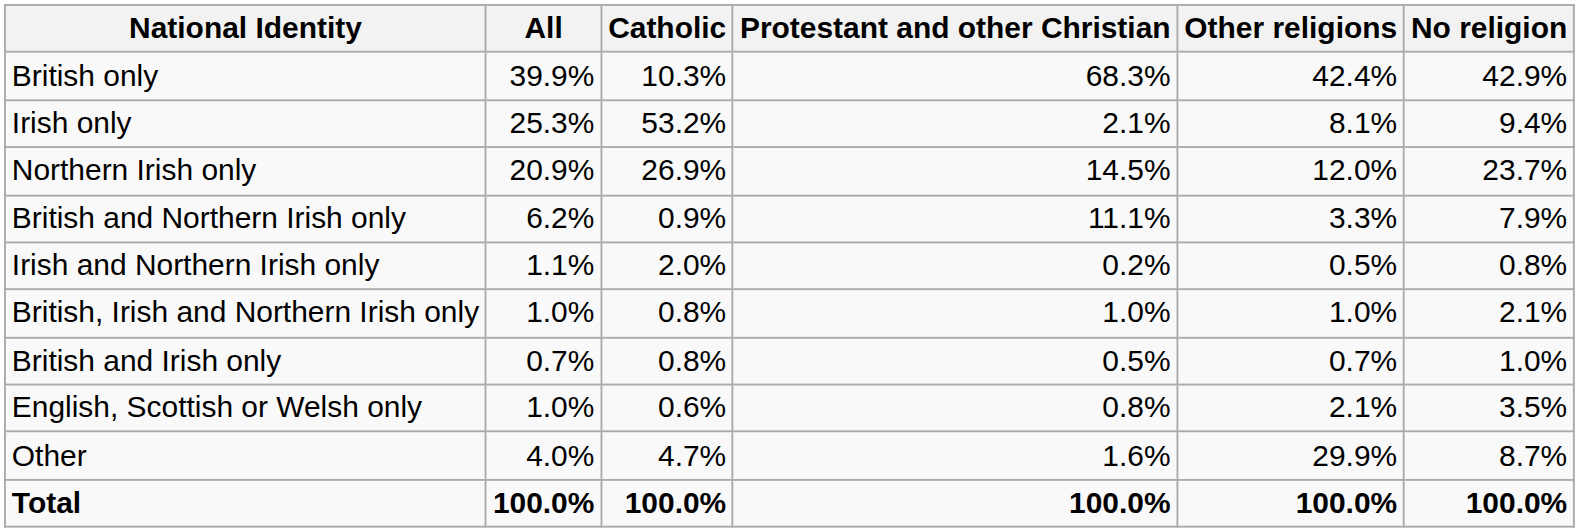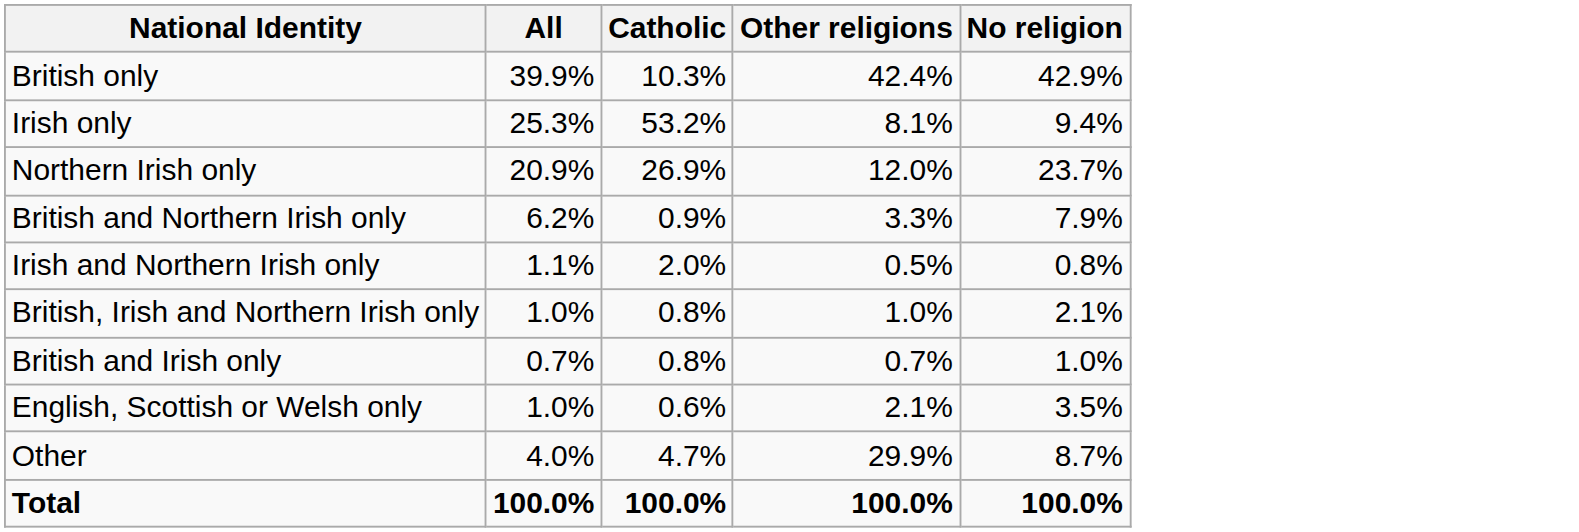- column: (955, 28)
